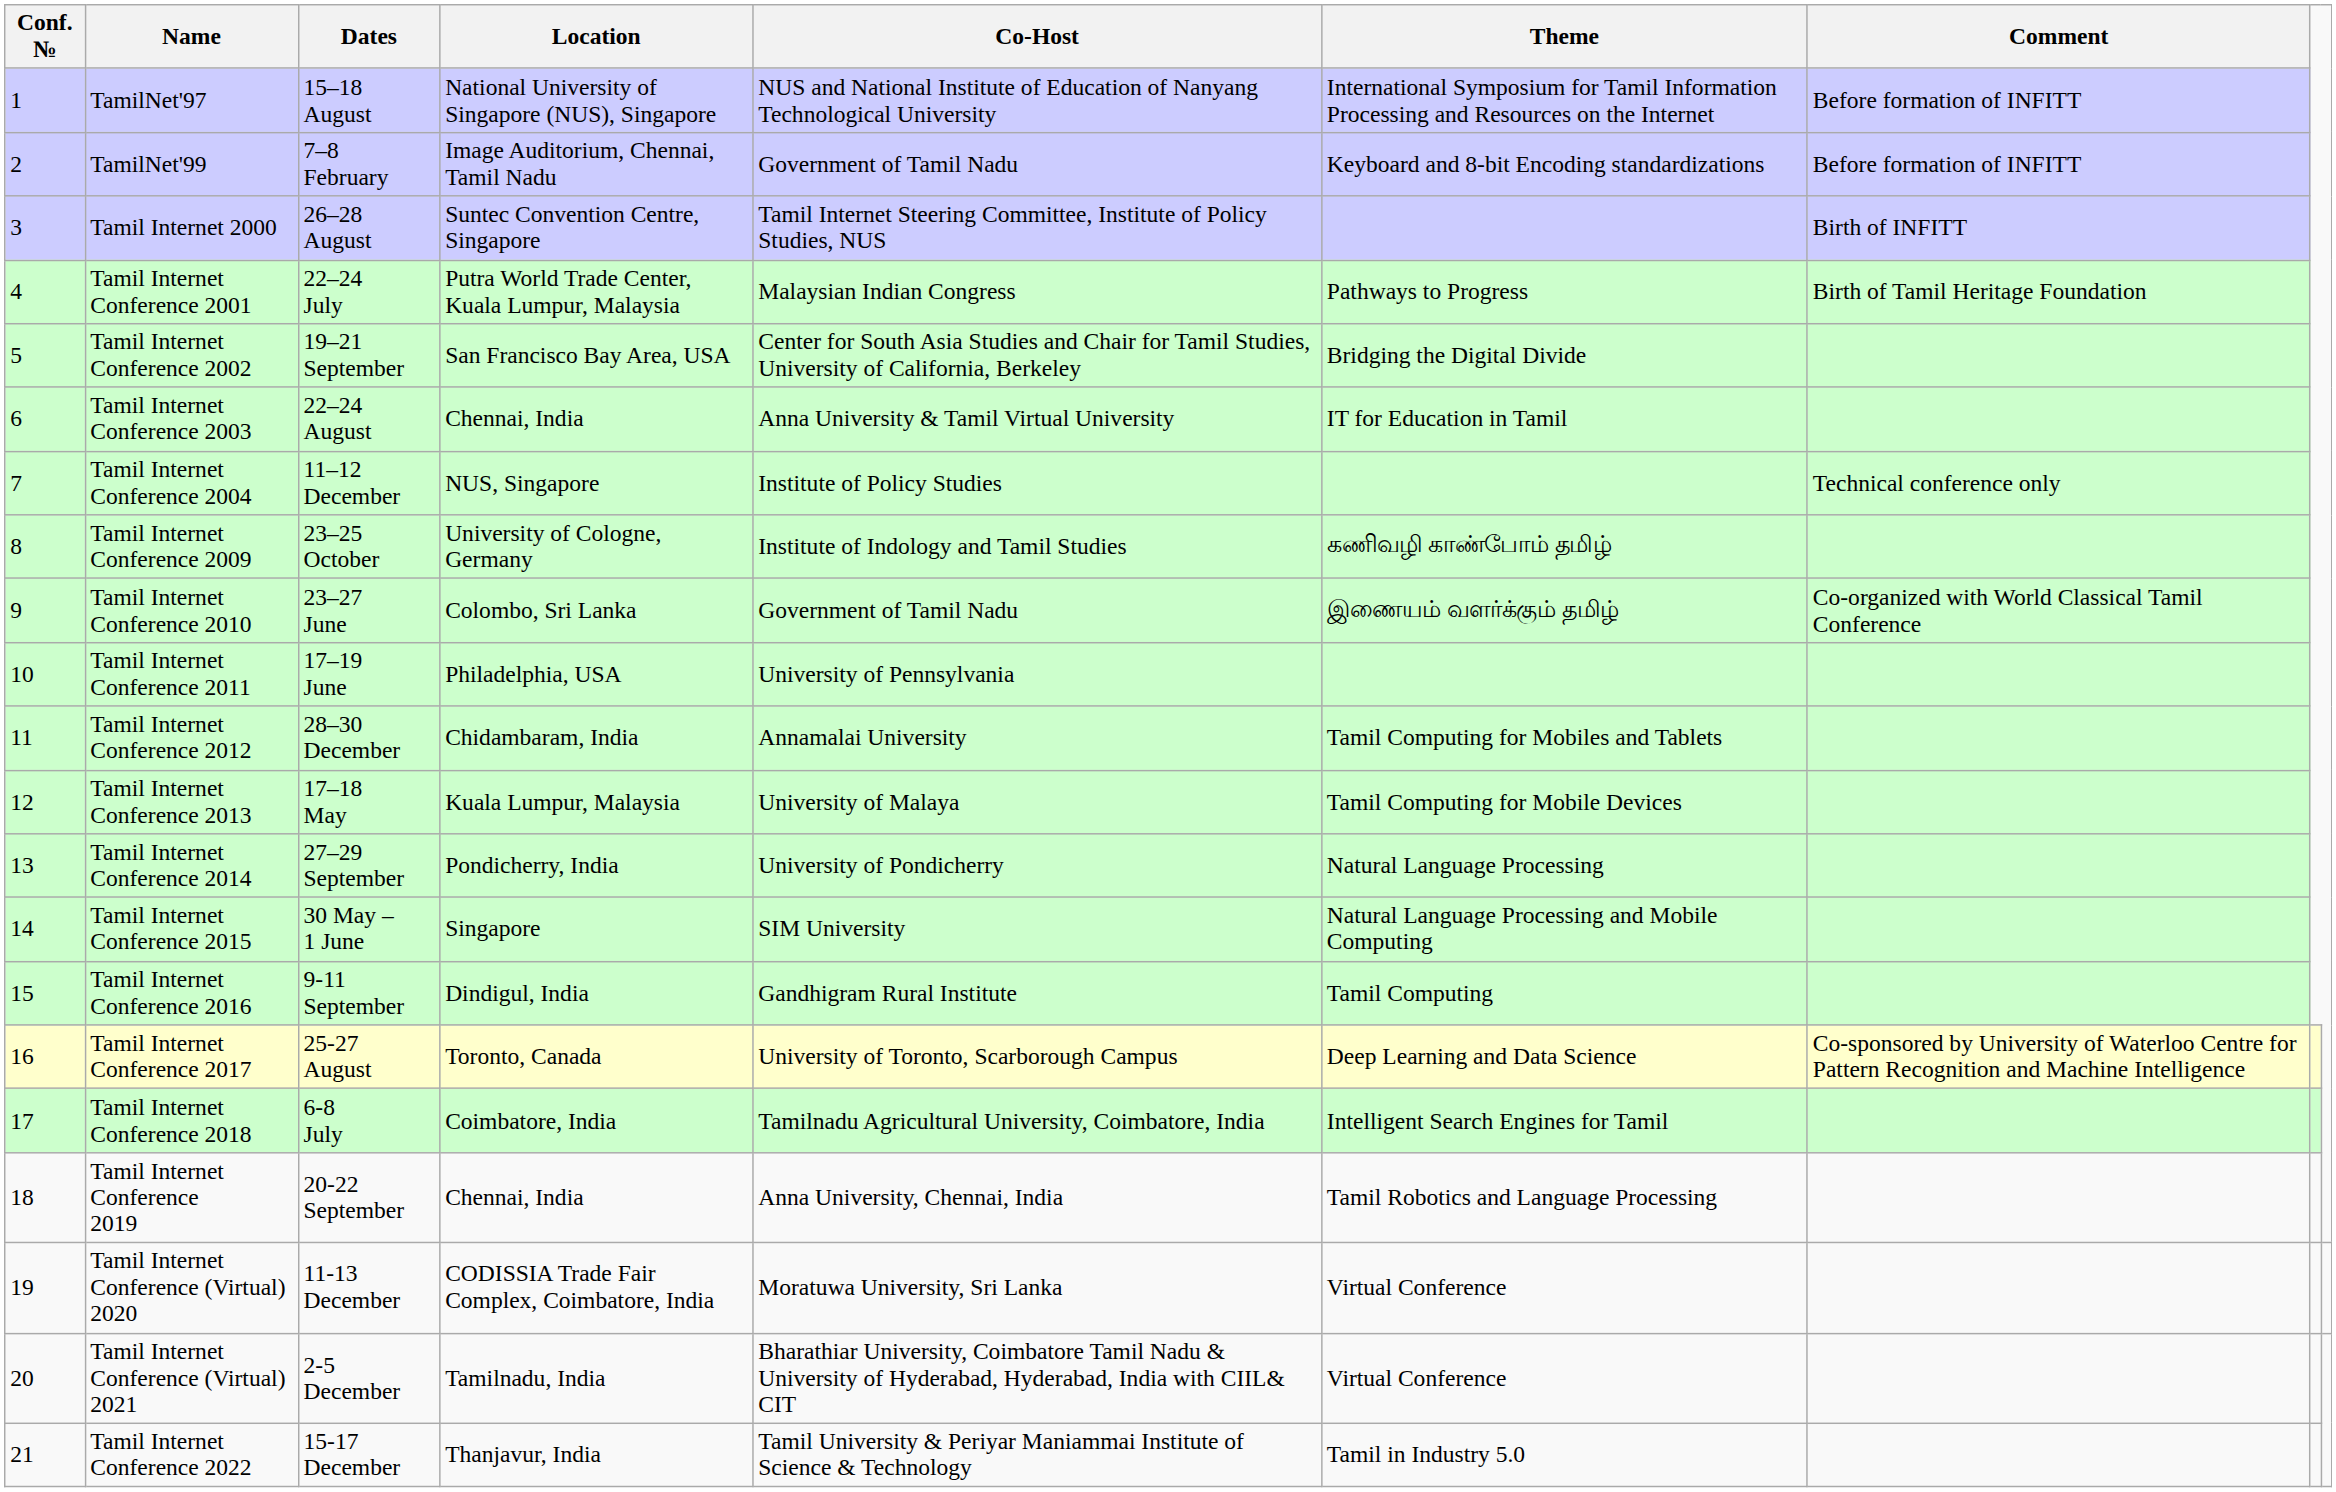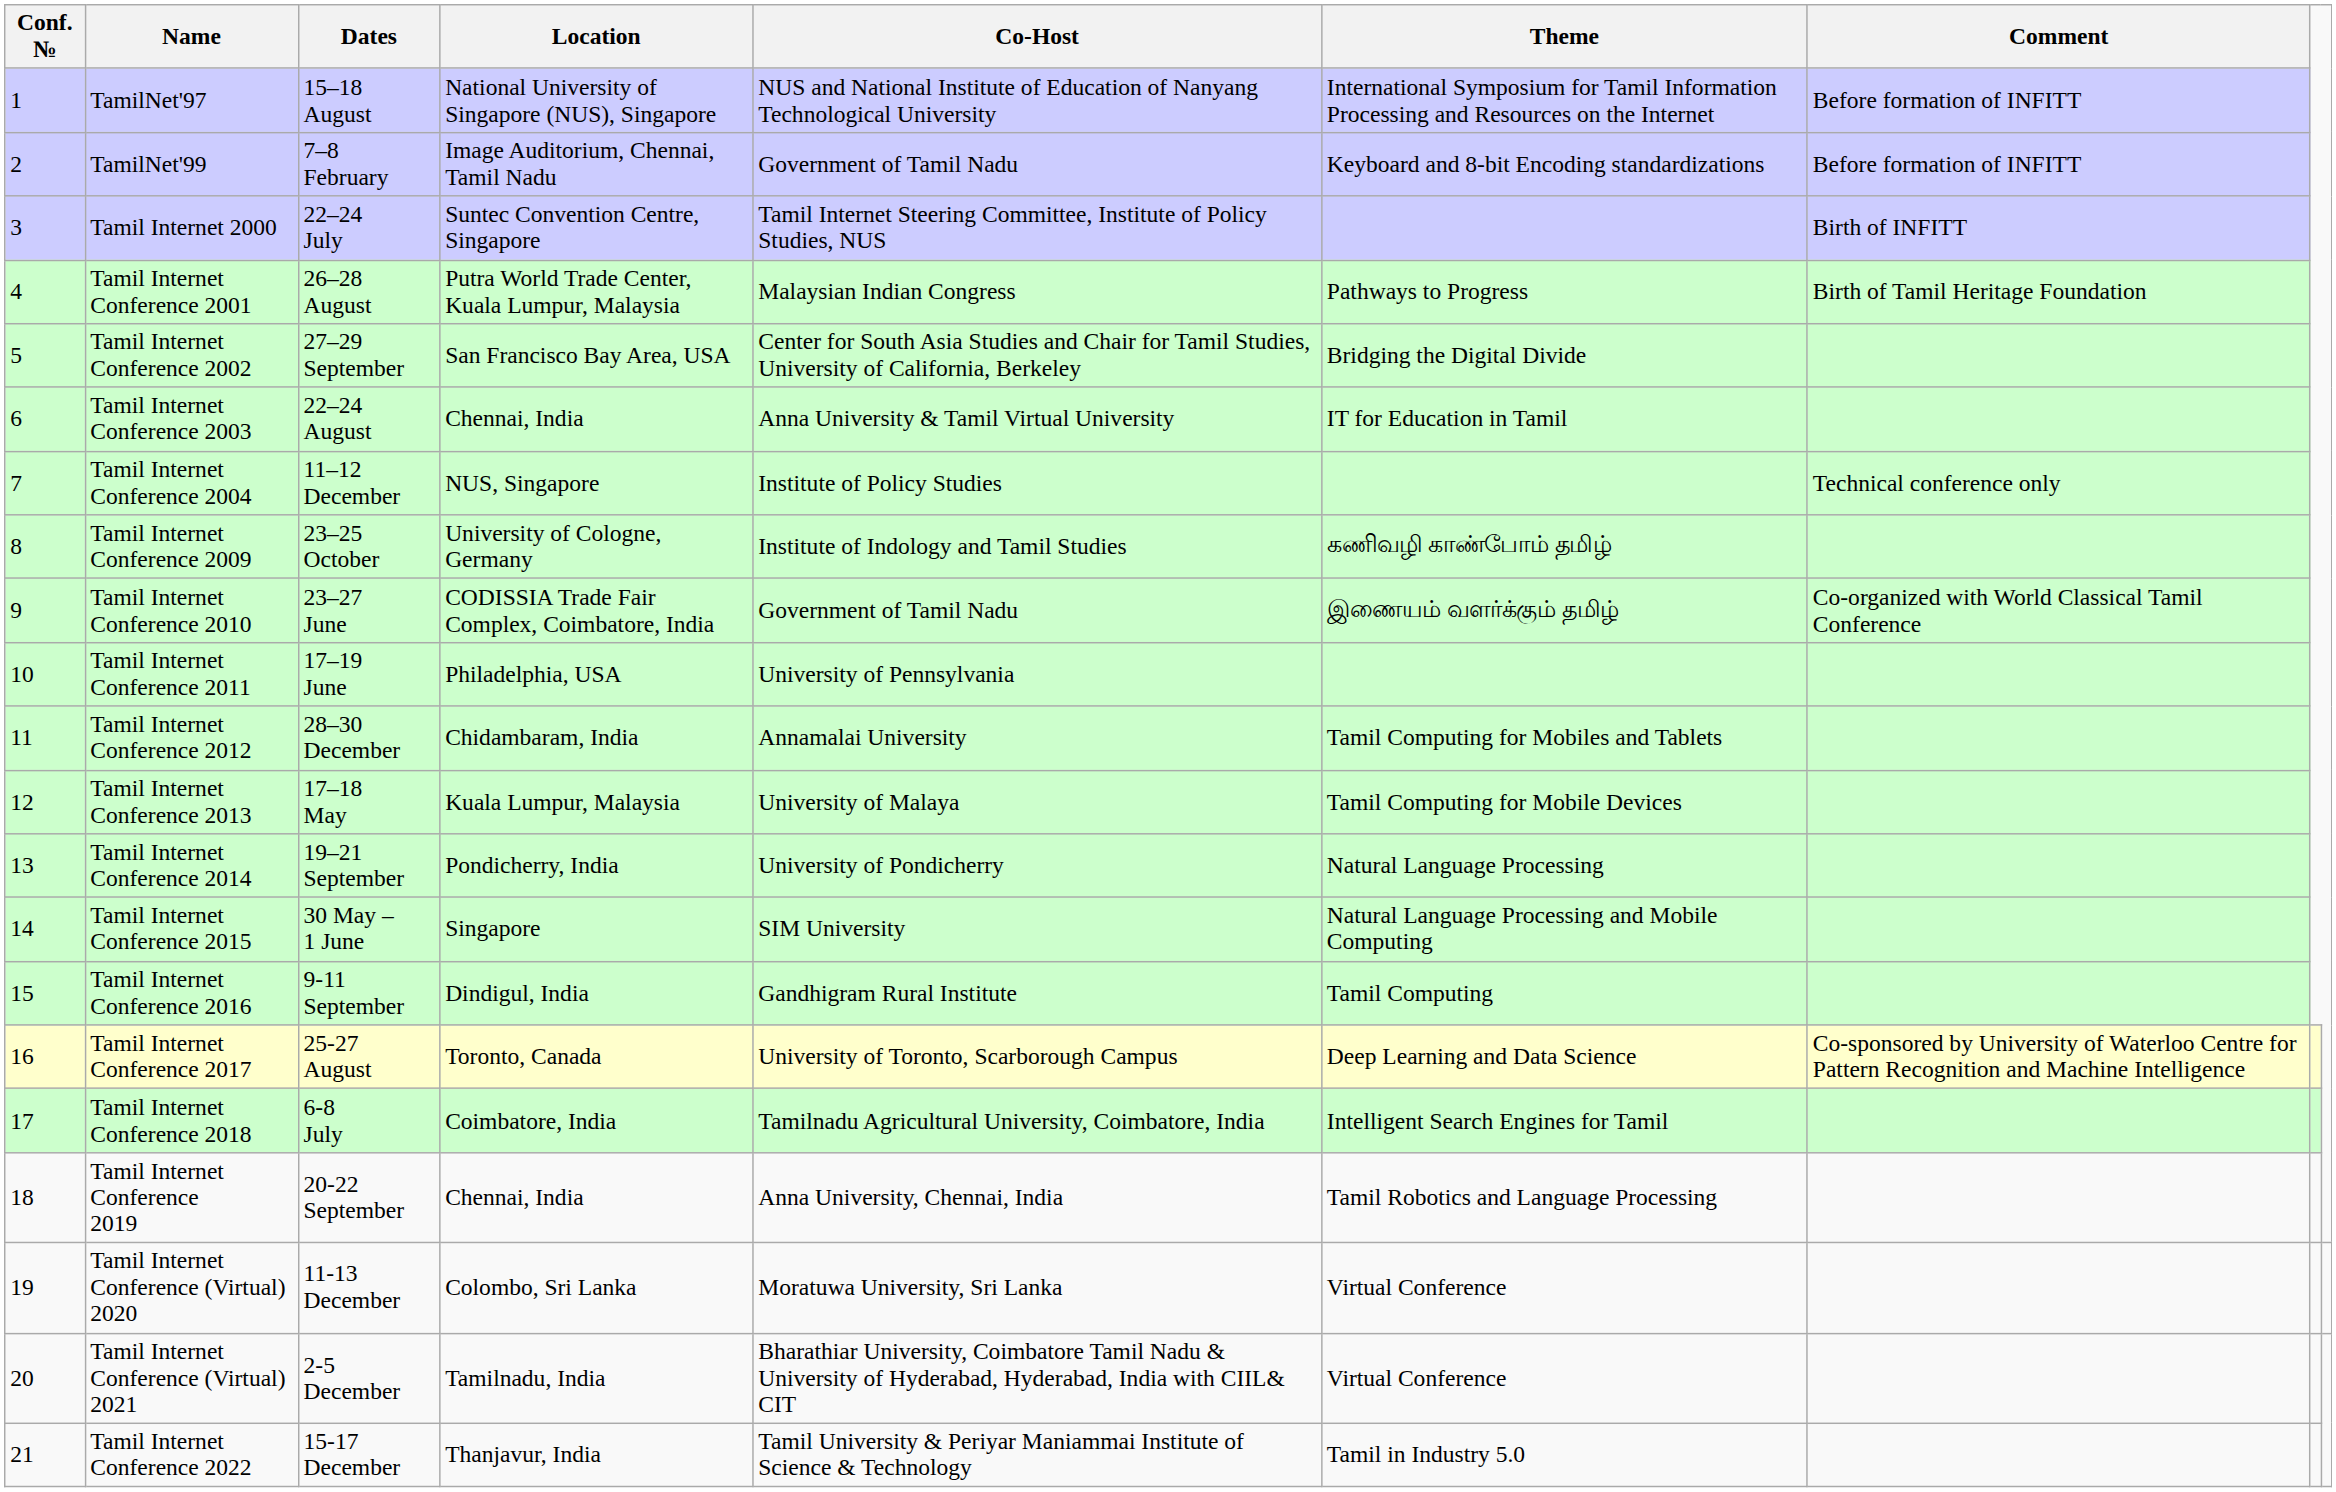(338, 227) 26–28 August -> (333, 227) 22–24 July
(333, 291) 22–24 July -> (338, 291) 26–28 August
(354, 355) 19–21 September -> (354, 355) 27–29 September
(541, 610) Colombo, Sri Lanka -> (580, 610) CODISSIA Trade Fair Complex, Coimbatore, India
(354, 865) 27–29 September -> (354, 865) 19–21 September
(580, 1287) CODISSIA Trade Fair Complex, Coimbatore, India -> (541, 1287) Colombo, Sri Lanka
